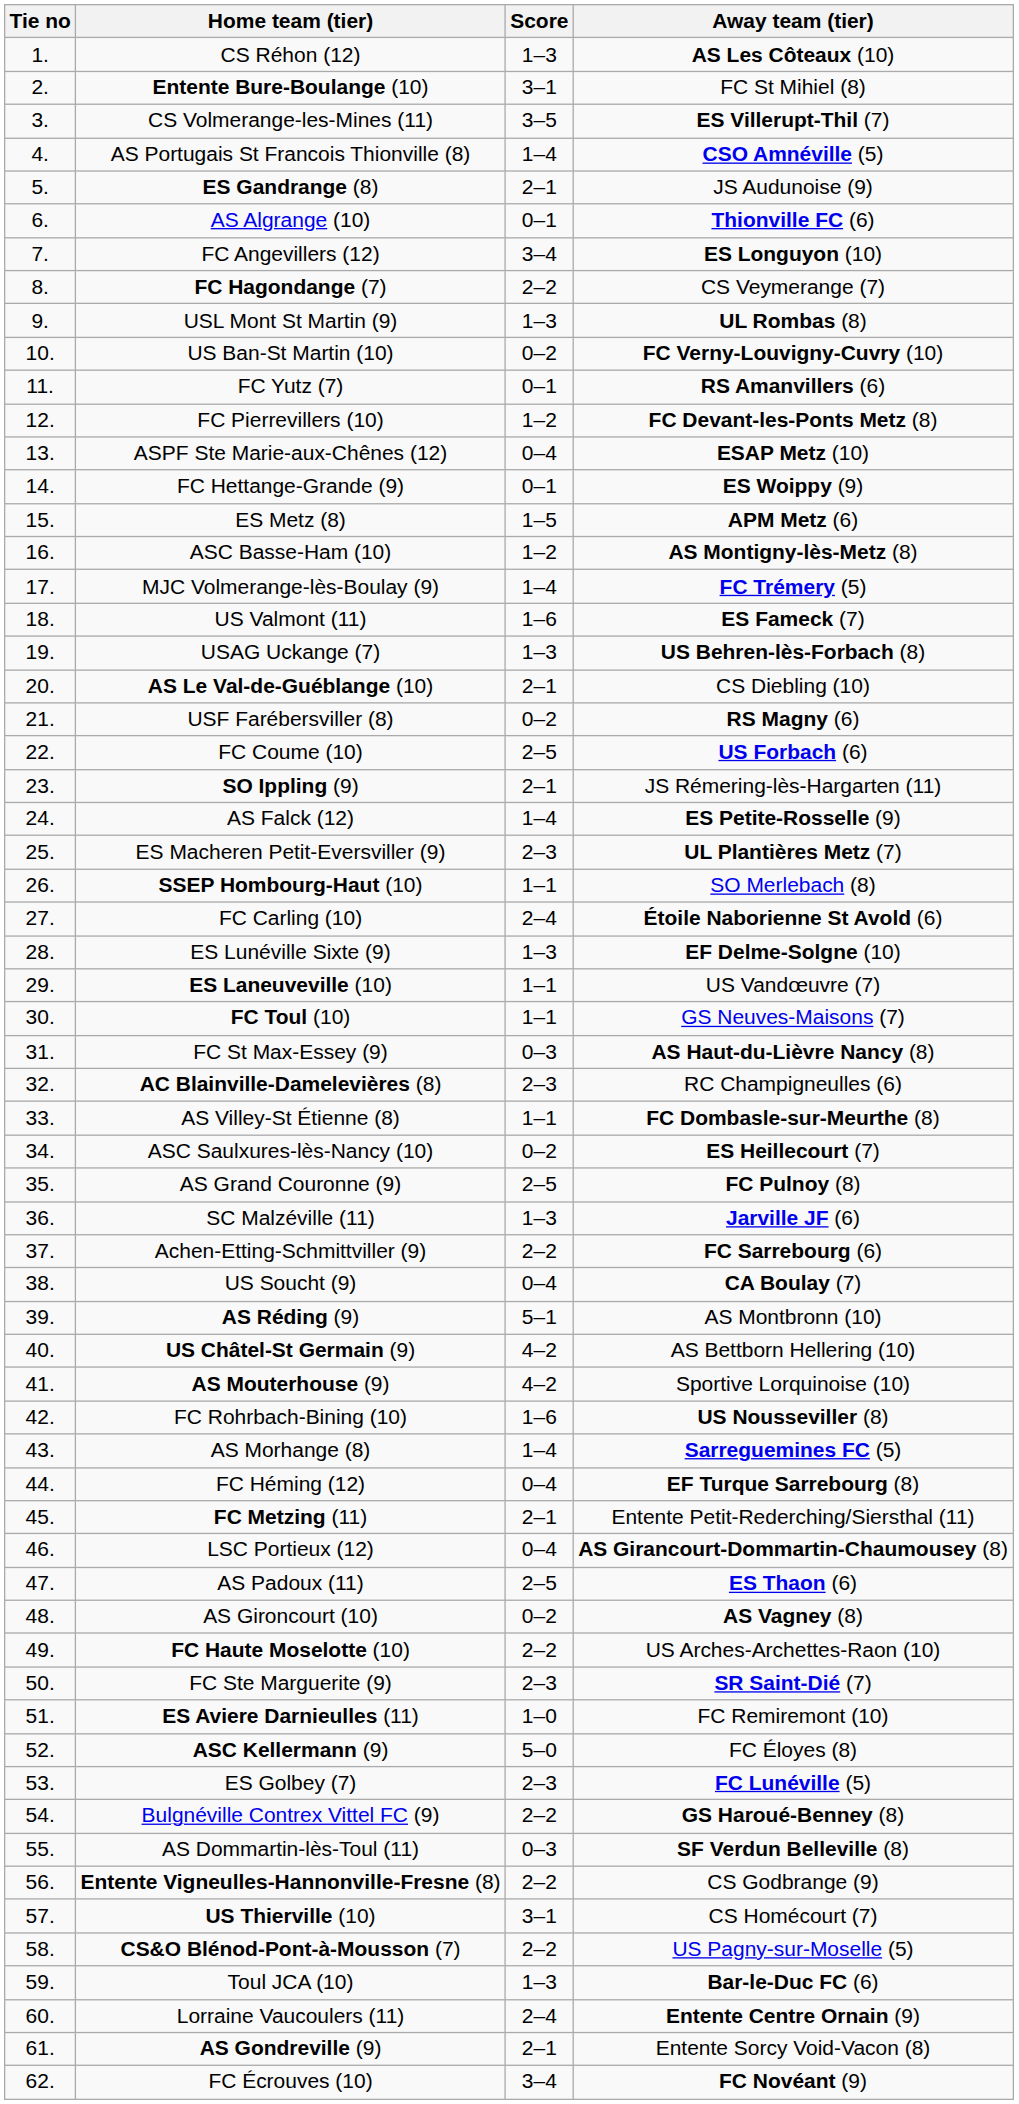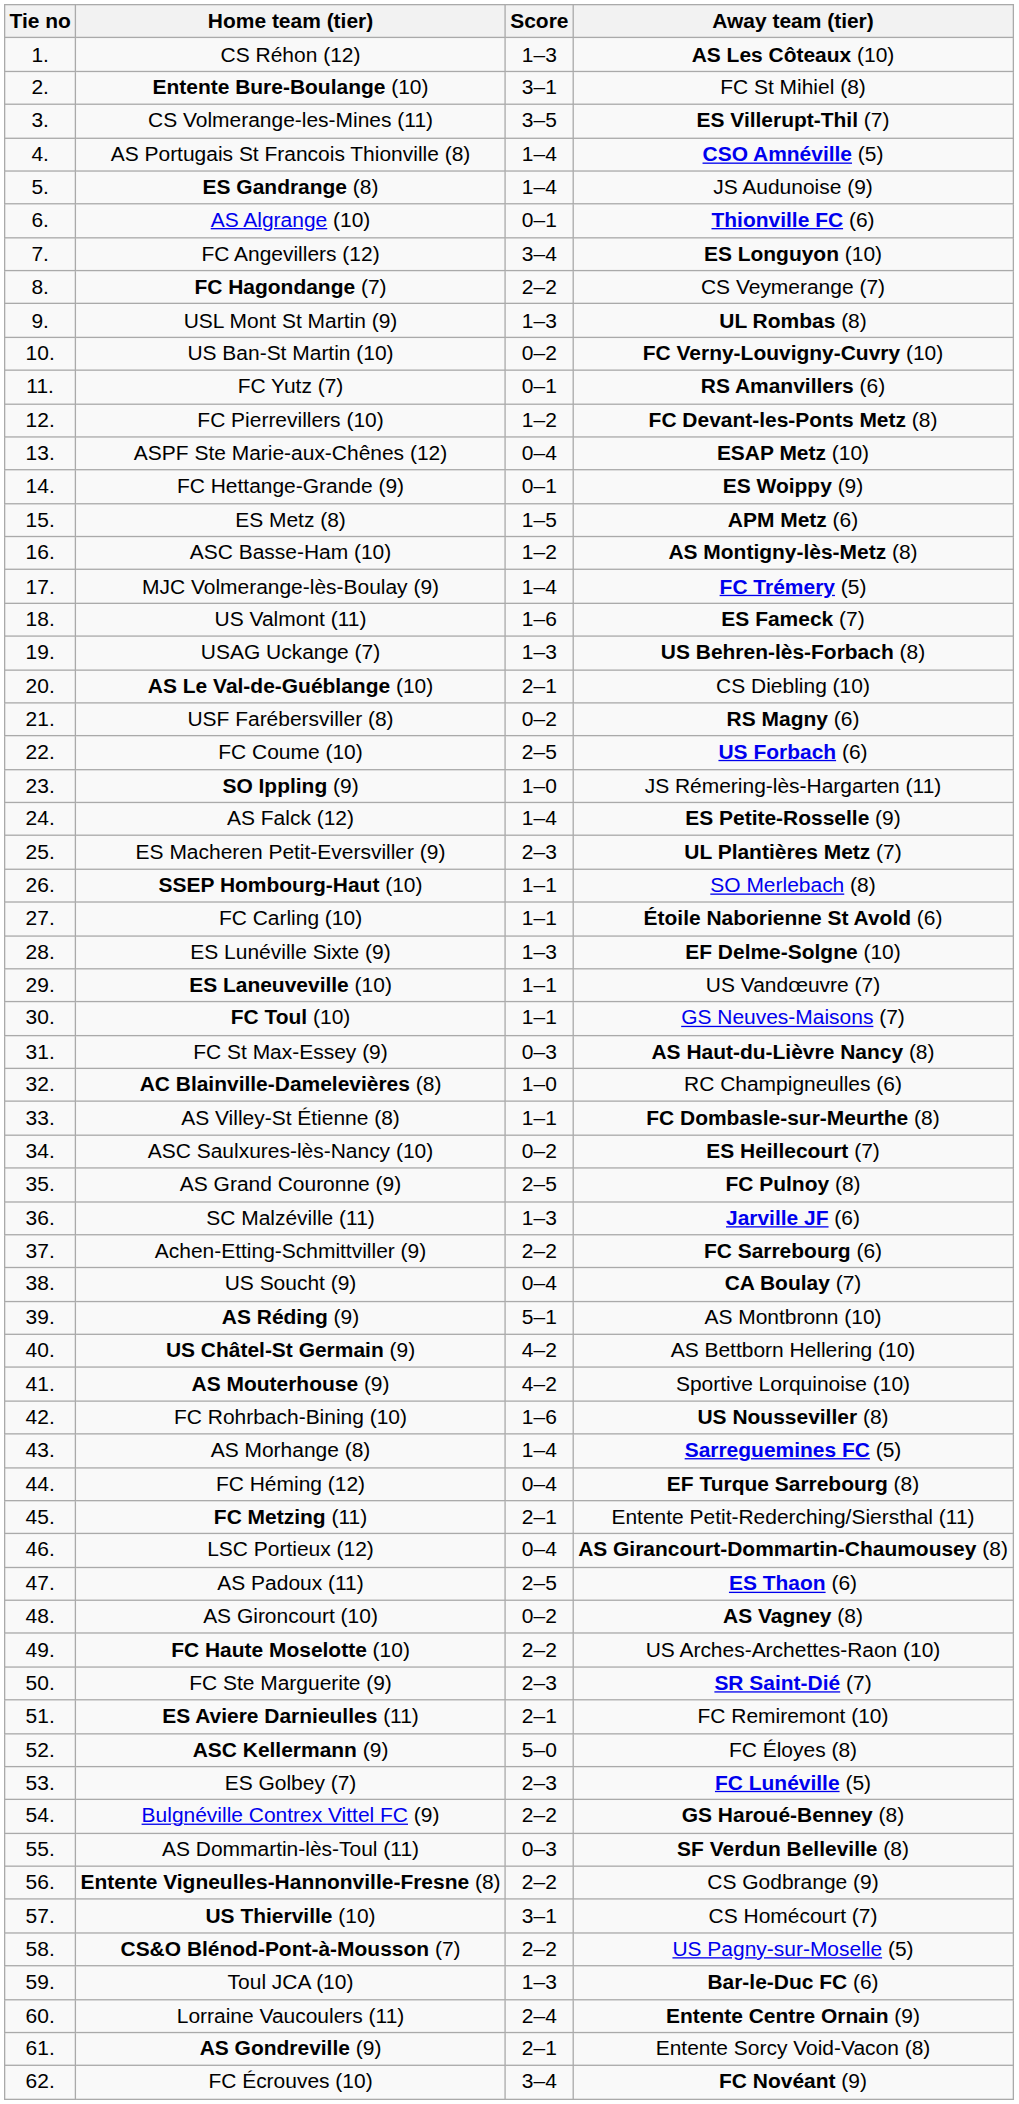(539, 187) 2–1 -> (539, 187) 1–4
(539, 785) 2–1 -> (539, 785) 1–0
(539, 918) 2–4 -> (539, 918) 1–1
(539, 1084) 2–3 -> (539, 1084) 1–0
(539, 1716) 1–0 -> (539, 1716) 2–1
